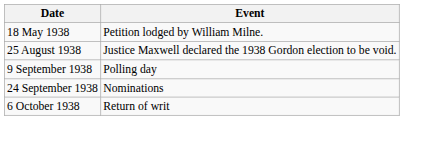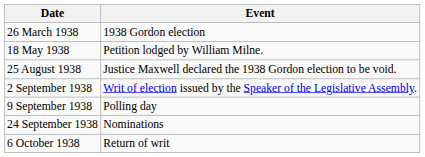+ row: (43, 32)
+ row: (50, 87)
